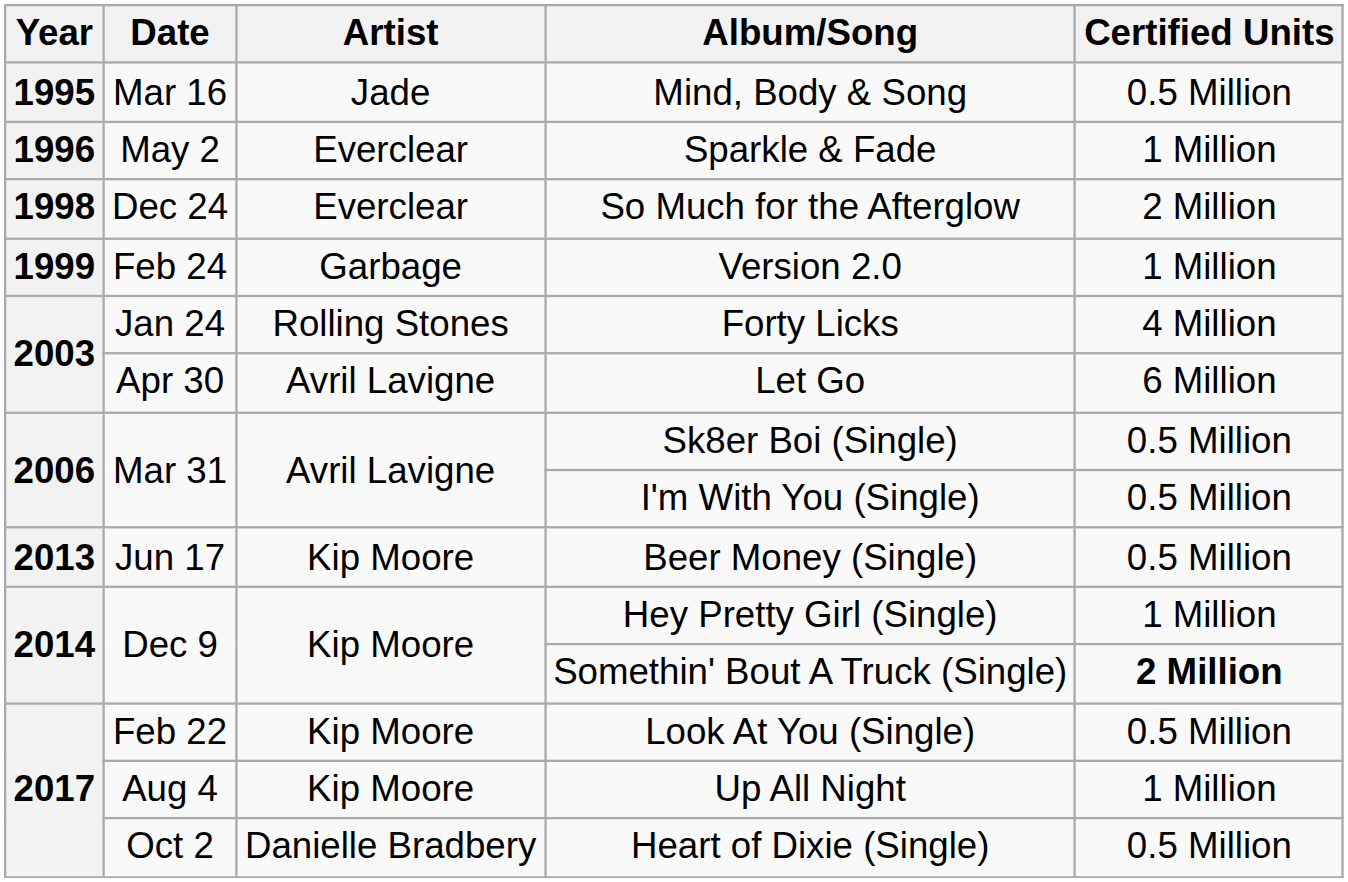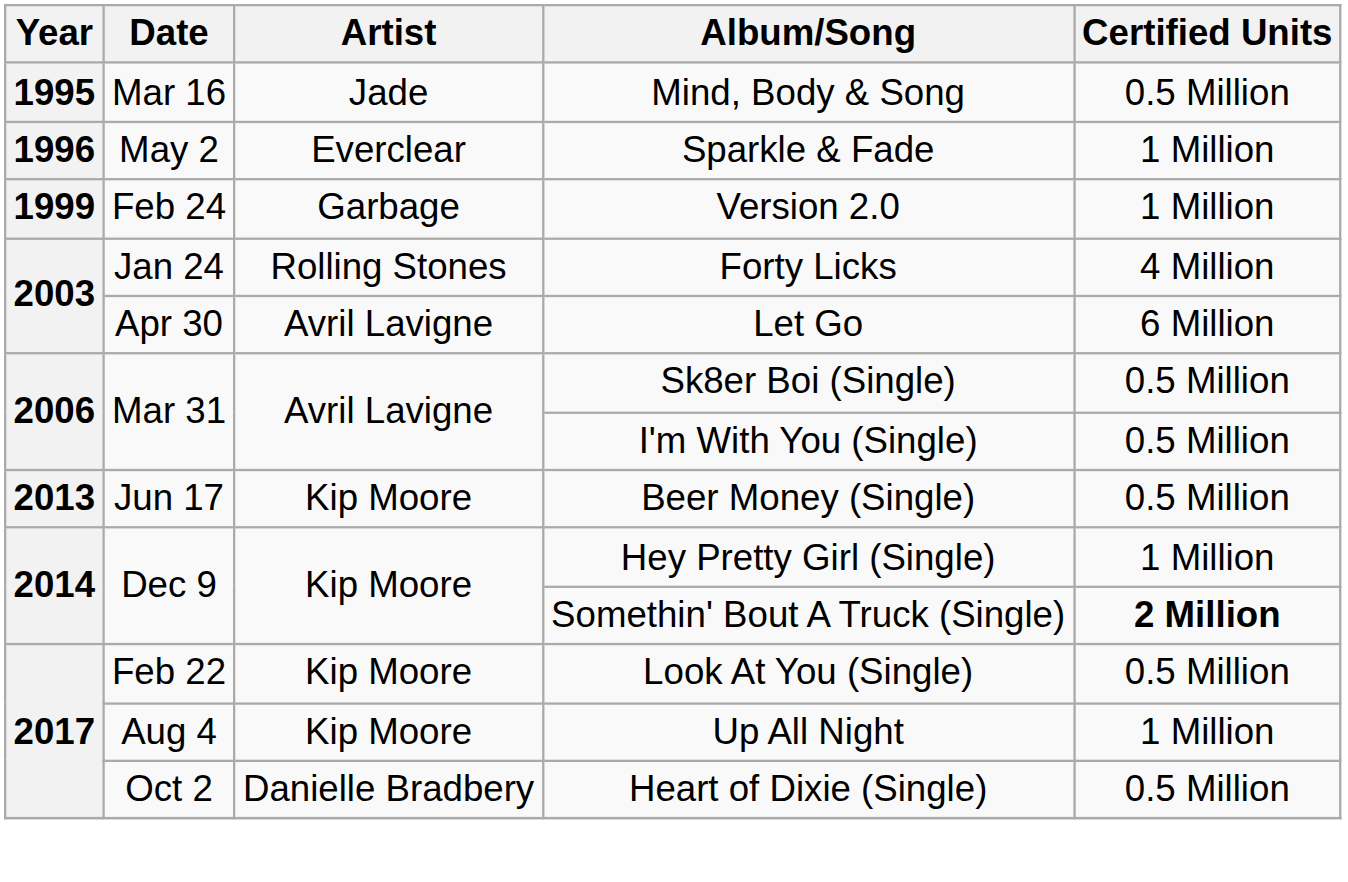- row: (810, 207)
